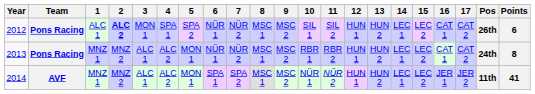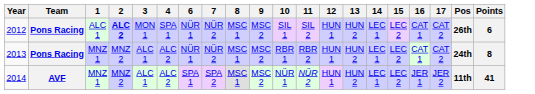- column: (191, 11)
